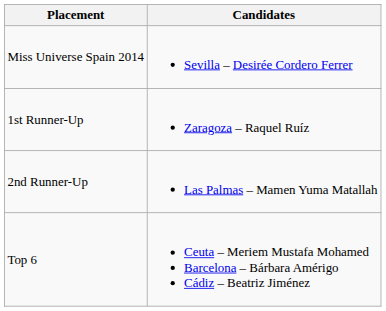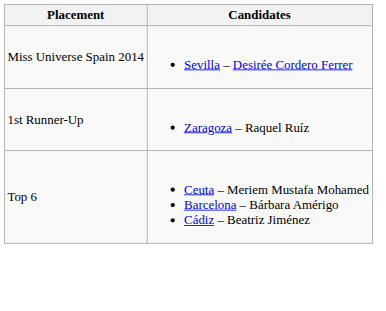- row: (48, 182)
